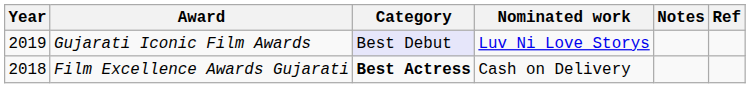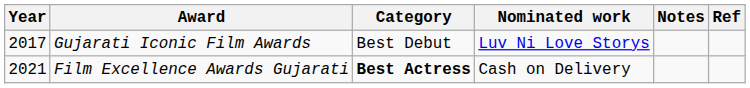(27, 43) 2019 -> (27, 43) 2017
(404, 43) lavender background -> (404, 43) no background
(27, 69) 2018 -> (27, 69) 2021
